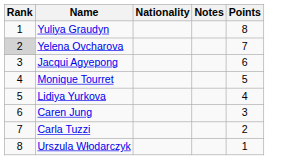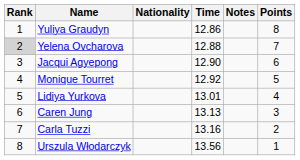+ column: (208, 12)
